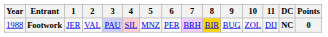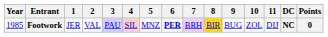(15, 24) 1988 -> (15, 24) 1985
(172, 24) normal -> (172, 24) bold
